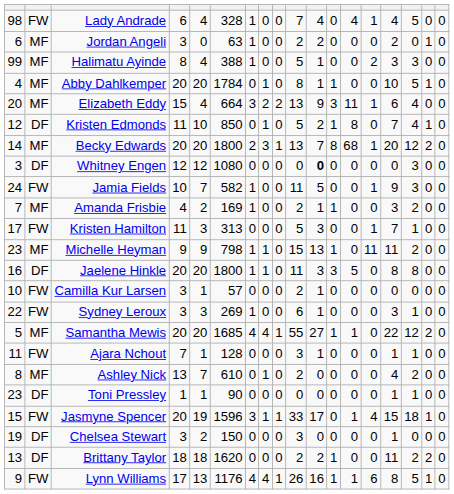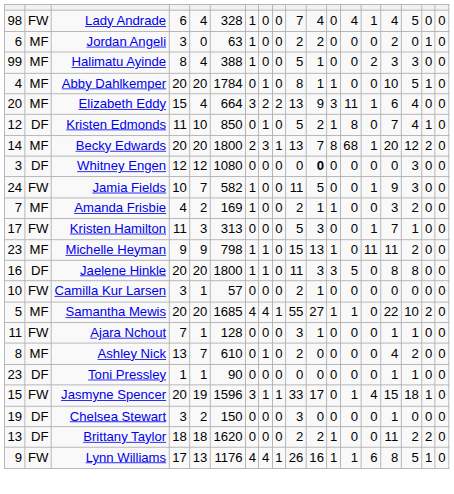- row: (122, 312)
(412, 333) 12 -> (412, 312) 10
